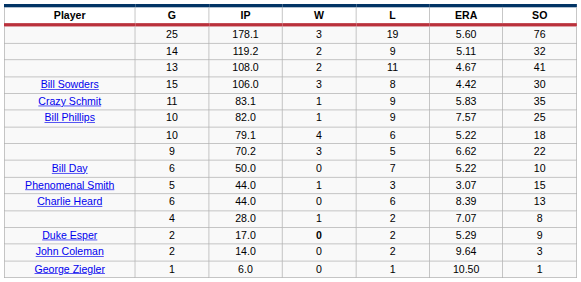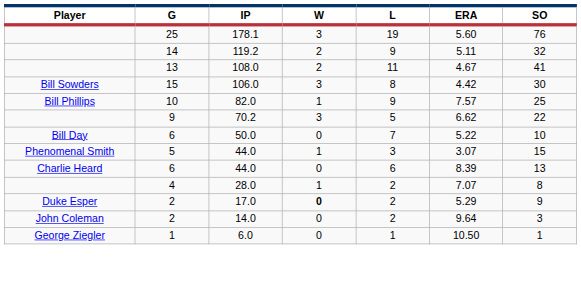- row: (172, 101)
- row: (172, 135)
